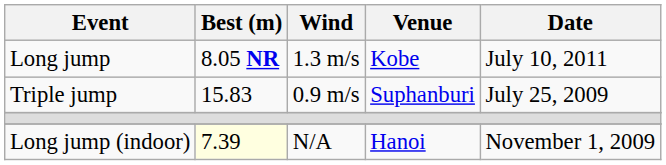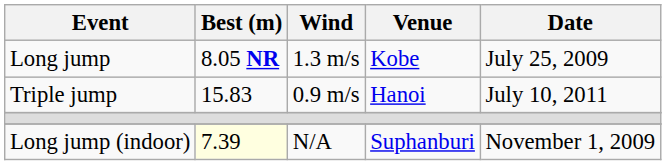(546, 58) July 10, 2011 -> (547, 58) July 25, 2009
(423, 94) Suphanburi -> (398, 94) Hanoi
(547, 94) July 25, 2009 -> (546, 94) July 10, 2011
(398, 141) Hanoi -> (423, 141) Suphanburi
